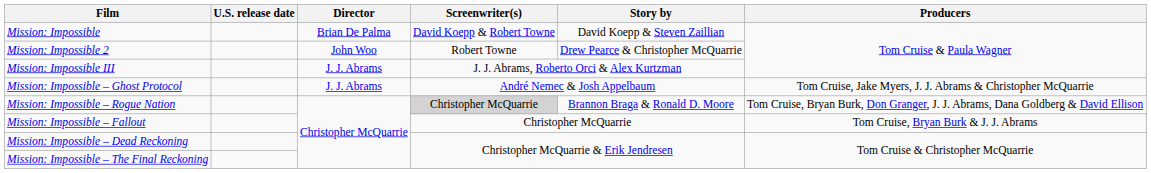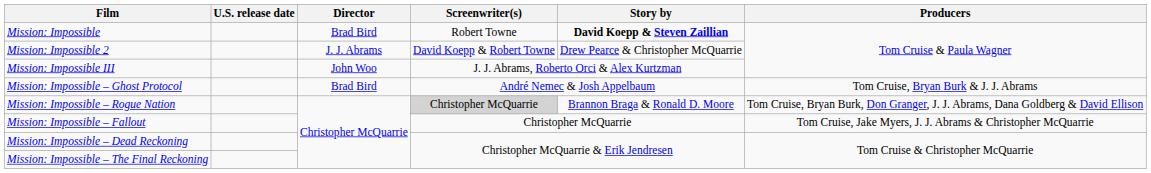(354, 31) Brian De Palma -> (354, 31) Brad Bird
(484, 31) David Koepp & Robert Towne -> (484, 31) Robert Towne
(651, 31) normal -> (651, 31) bold
(354, 50) John Woo -> (354, 50) J. J. Abrams
(484, 50) Robert Towne -> (484, 50) David Koepp & Robert Towne
(354, 68) J. J. Abrams -> (354, 68) John Woo
(354, 86) J. J. Abrams -> (354, 86) Brad Bird
(945, 86) Tom Cruise, Jake Myers, J. J. Abrams & Christopher McQuarrie -> (945, 86) Tom Cruise, Bryan Burk & J. J. Abrams
(945, 123) Tom Cruise, Bryan Burk & J. J. Abrams -> (945, 123) Tom Cruise, Jake Myers, J. J. Abrams & Christopher McQuarrie
